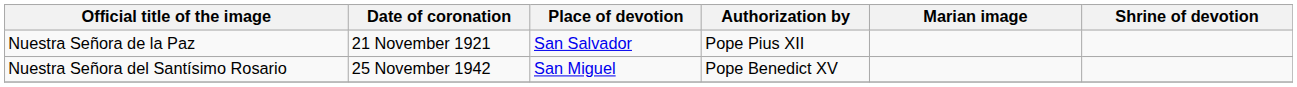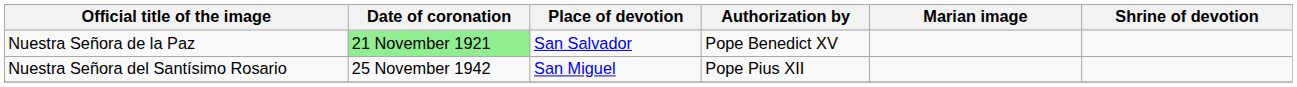(421, 43) no background -> (421, 43) lightgreen background
(755, 43) Pope Pius XII -> (772, 43) Pope Benedict XV
(772, 69) Pope Benedict XV -> (755, 69) Pope Pius XII
